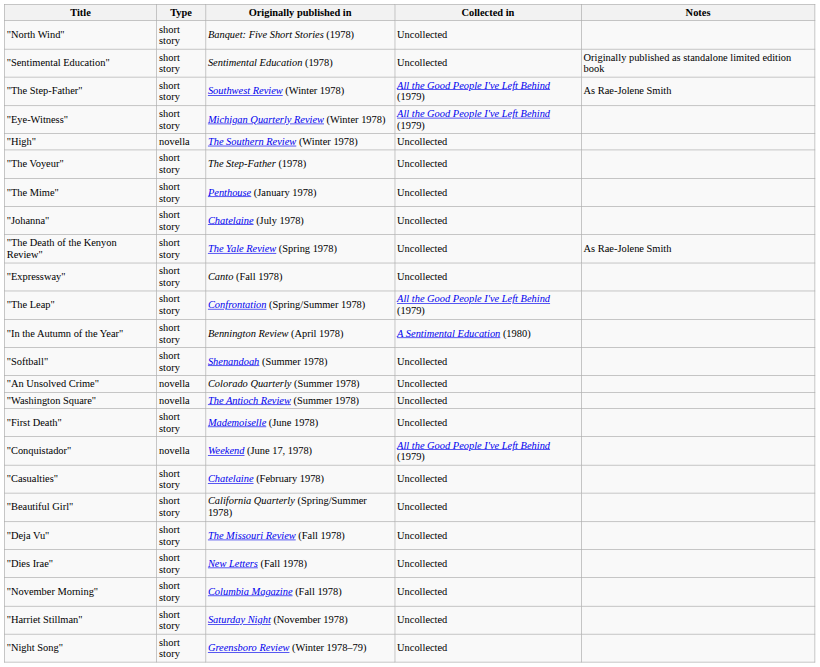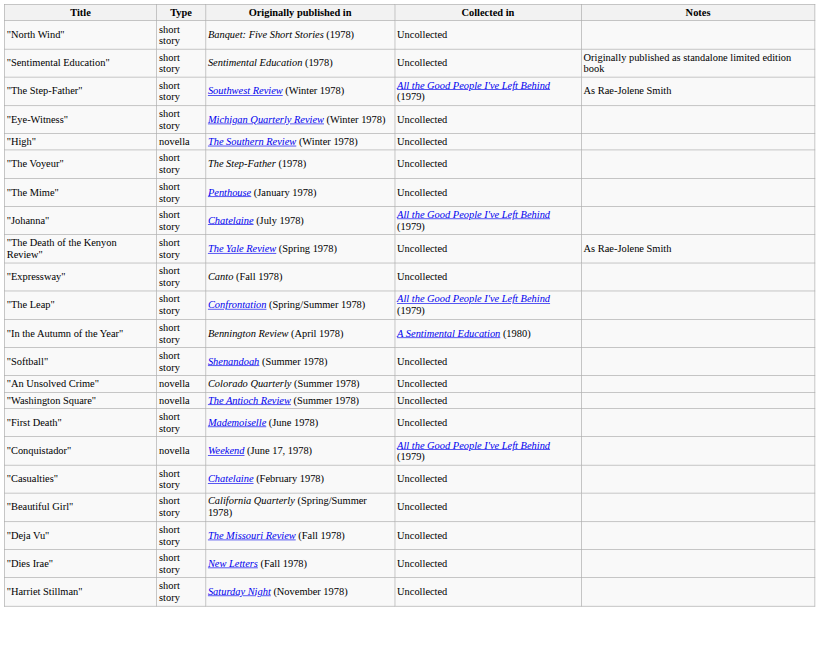(474, 119) All the Good People I've Left Behind (1979) -> (422, 119) Uncollected
(422, 220) Uncollected -> (474, 220) All the Good People I've Left Behind (1979)
- row: (52, 592)
- row: (35, 648)
